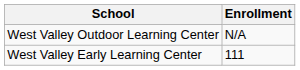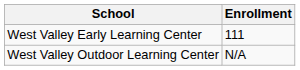rows swapped: (113, 34) <-> (105, 55)
